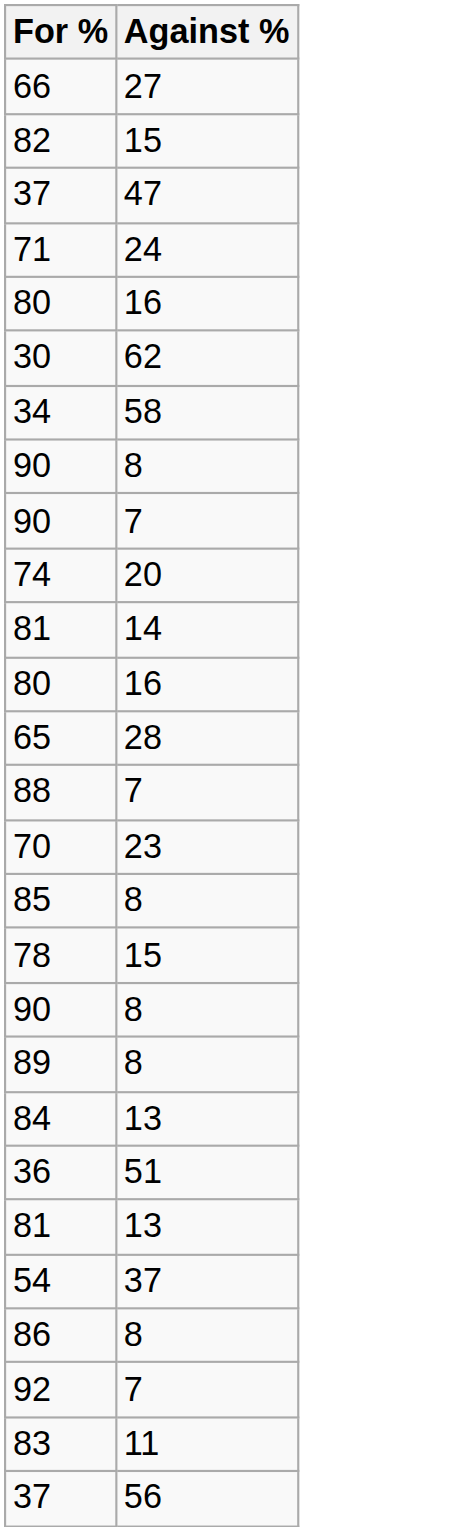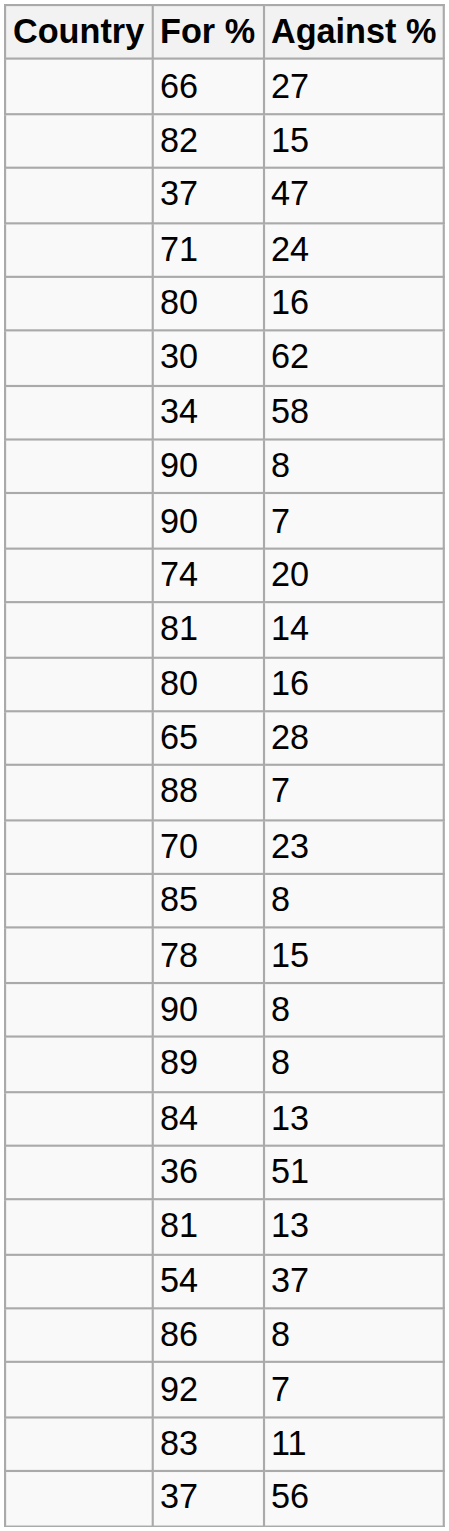+ column: (79, 31)
